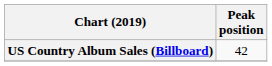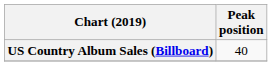(241, 50) 42 -> (241, 50) 40
